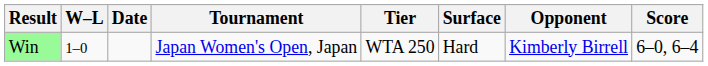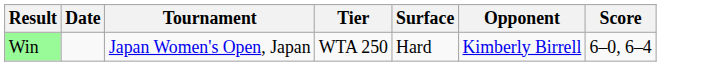- column: (84, 18)
